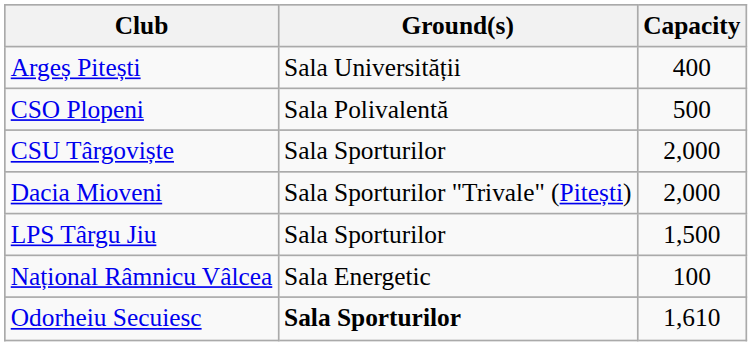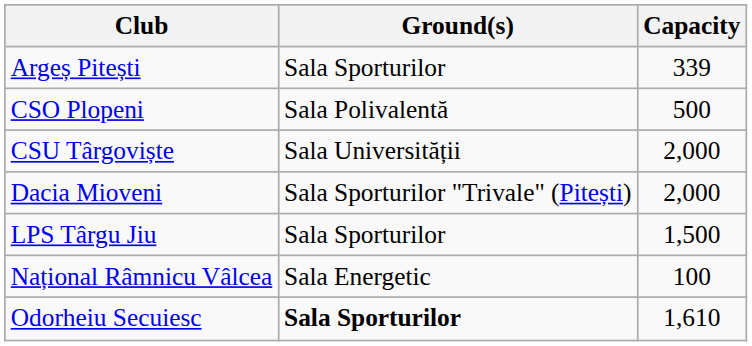(372, 67) Sala Universității -> (365, 67) Sala Sporturilor
(692, 67) 400 -> (692, 67) 339
(365, 151) Sala Sporturilor -> (372, 151) Sala Universității
